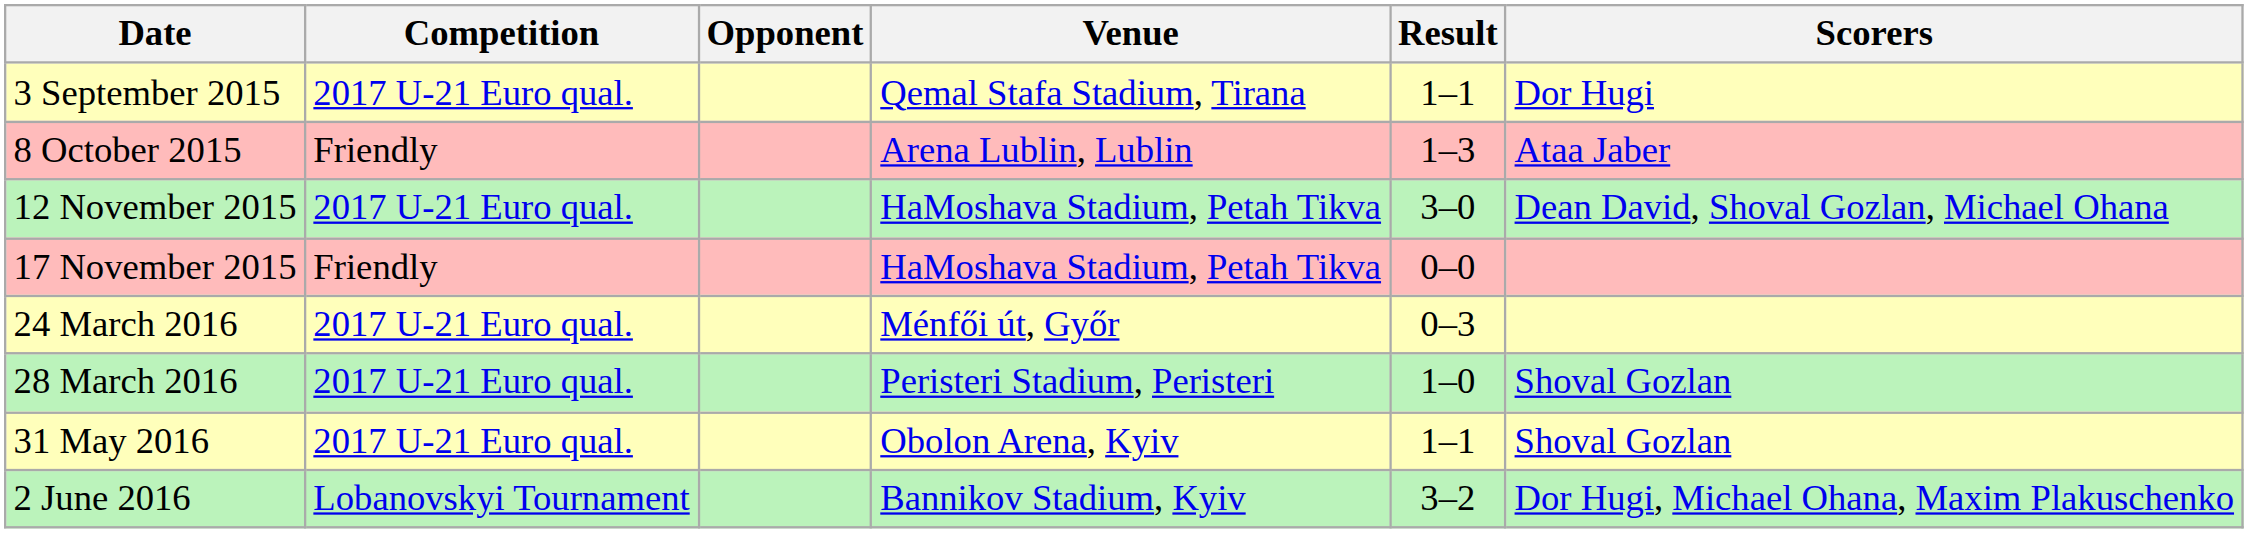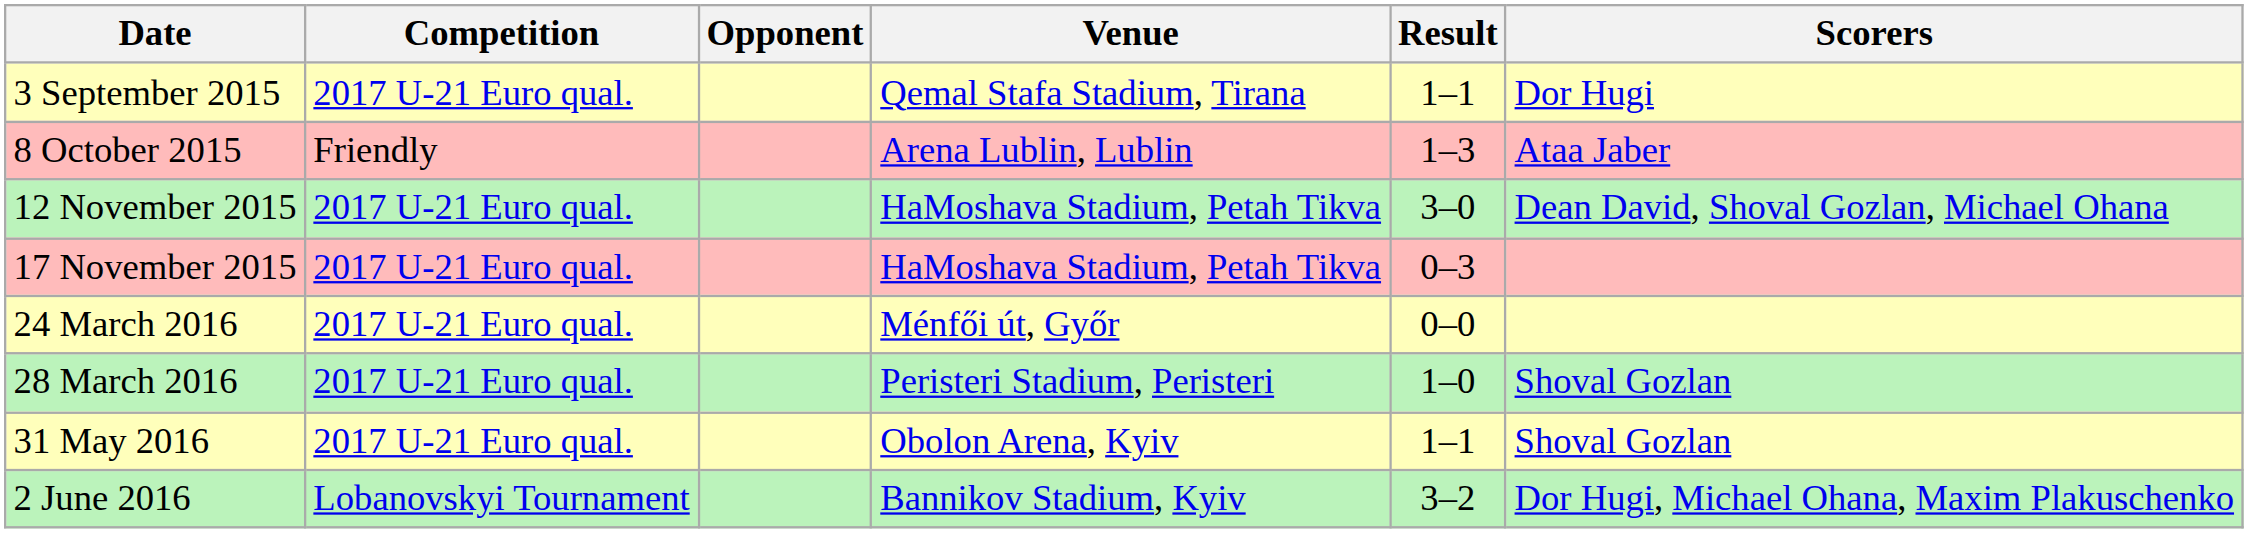(375, 265) Friendly -> (473, 265) 2017 U-21 Euro qual.
(1448, 265) 0–0 -> (1448, 265) 0–3
(1448, 324) 0–3 -> (1448, 324) 0–0
